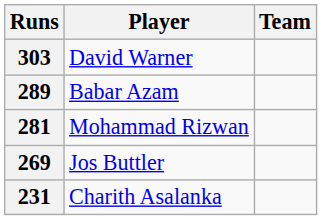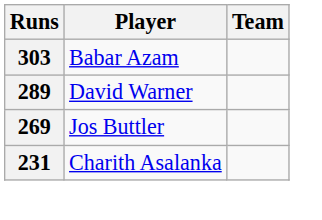(131, 57) David Warner -> (124, 57) Babar Azam
(124, 92) Babar Azam -> (131, 92) David Warner
- row: (34, 127)
